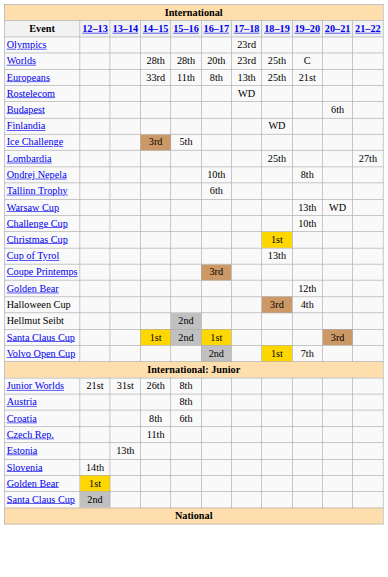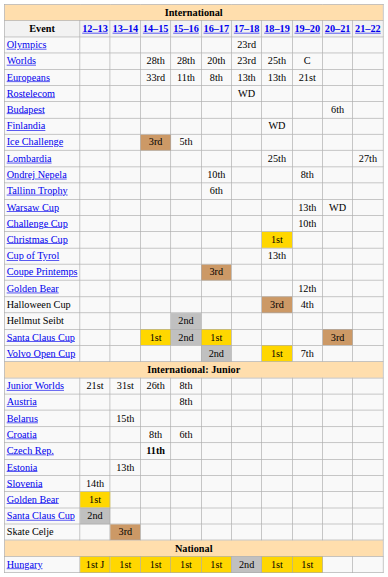(277, 77) 25th -> (277, 77) 13th
+ row: (22, 418)
(156, 434) normal -> (156, 451) bold
+ row: (30, 532)
+ row: (25, 564)
